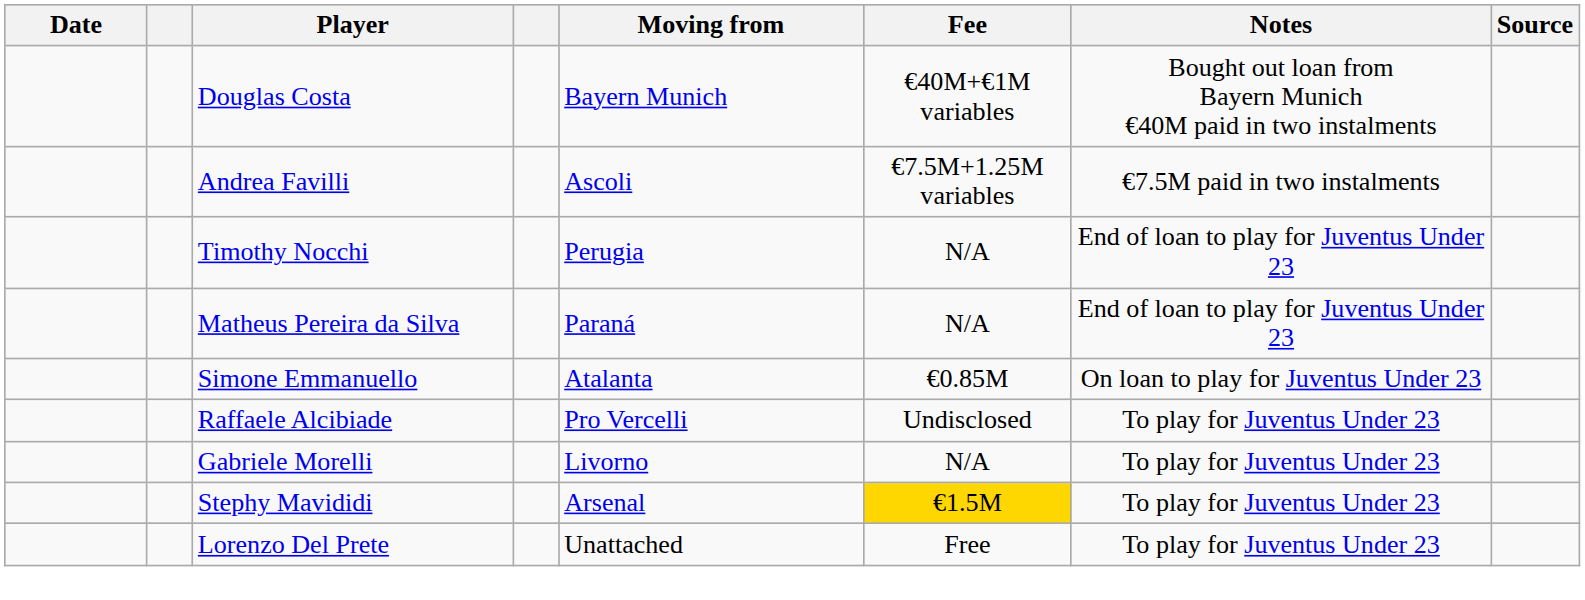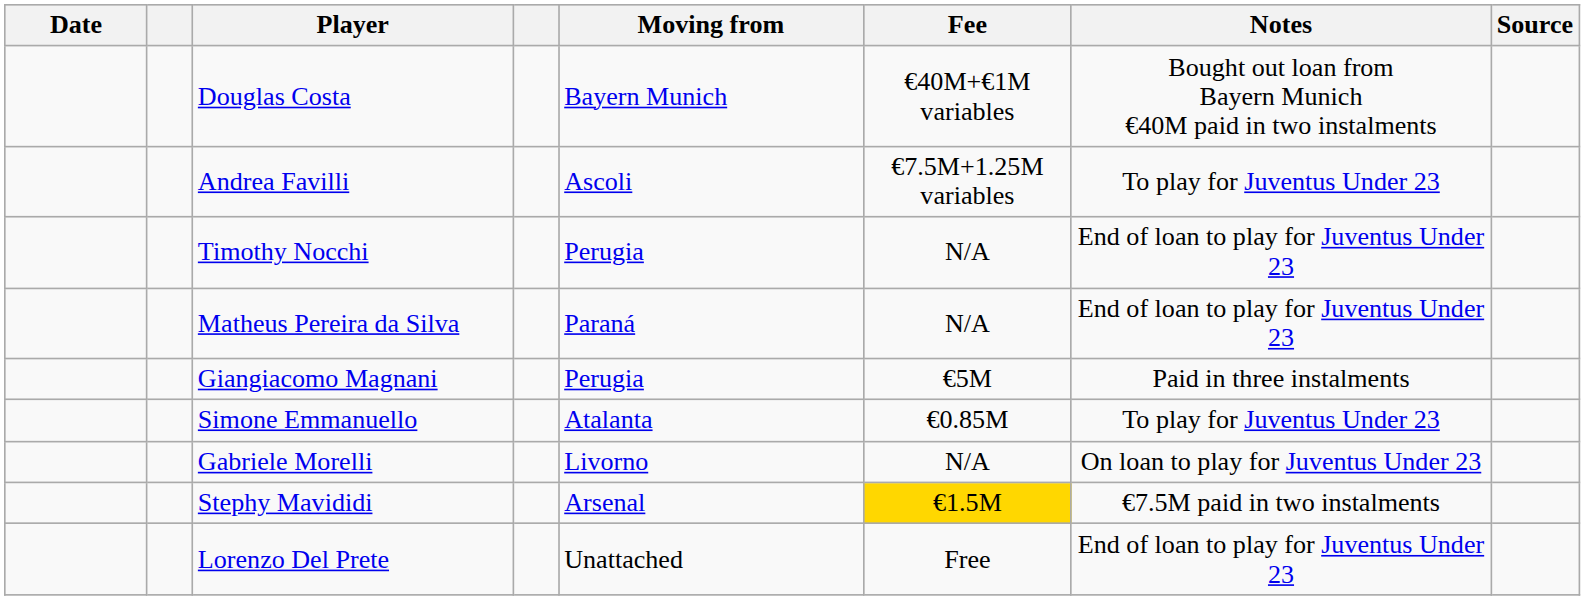(1281, 181) €7.5M paid in two instalments -> (1281, 181) To play for Juventus Under 23
+ row: (318, 378)
(1281, 378) On loan to play for Juventus Under 23 -> (1281, 420) To play for Juventus Under 23
- row: (295, 420)
(1281, 461) To play for Juventus Under 23 -> (1281, 461) On loan to play for Juventus Under 23
(1281, 502) To play for Juventus Under 23 -> (1281, 502) €7.5M paid in two instalments
(1281, 544) To play for Juventus Under 23 -> (1281, 558) End of loan to play for Juventus Under 23
